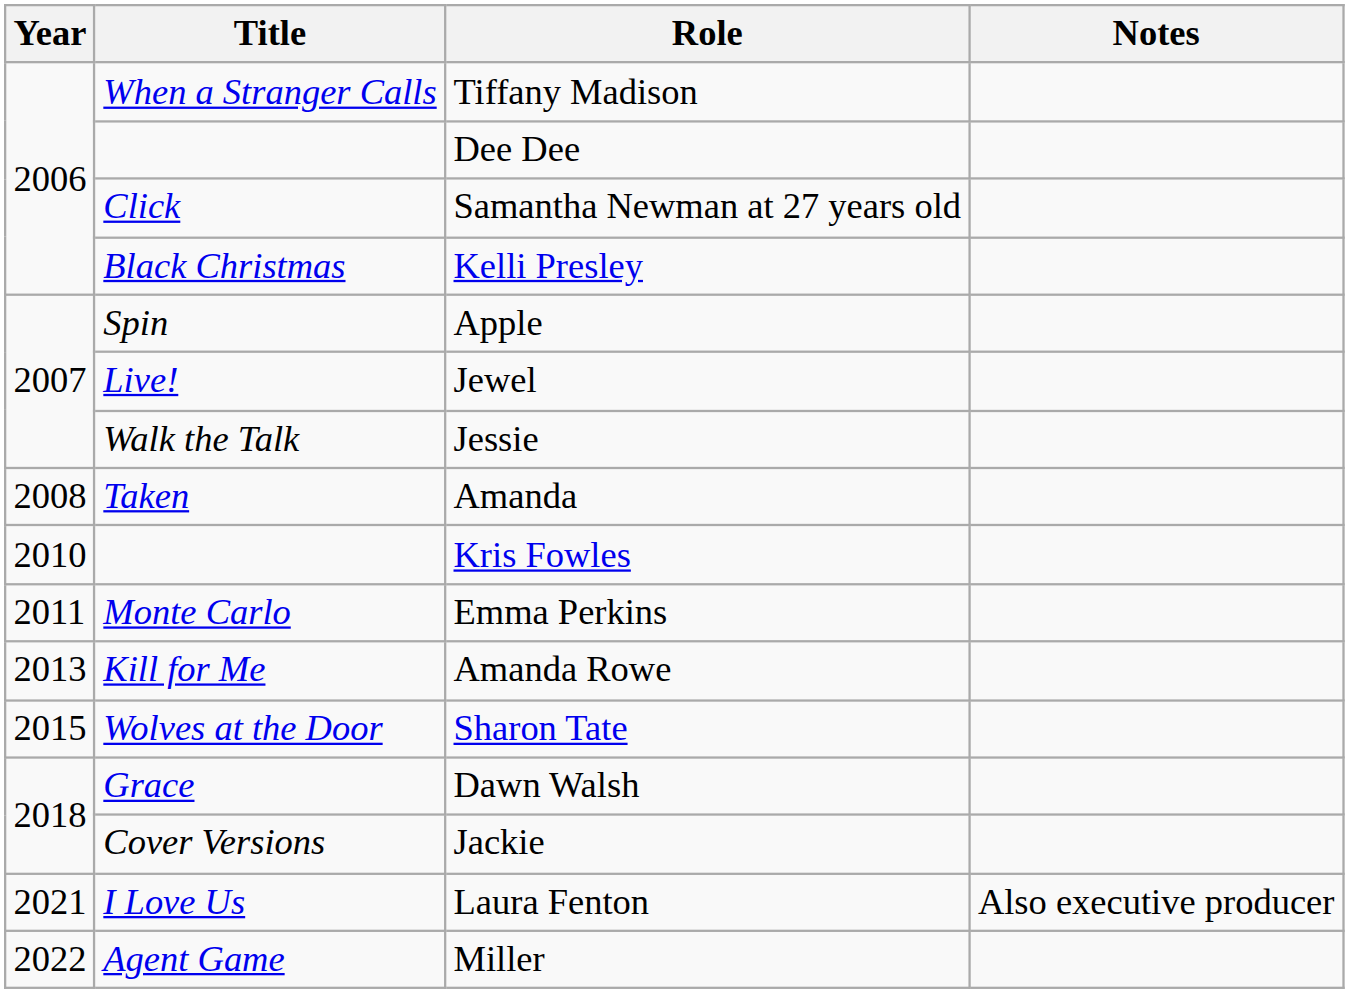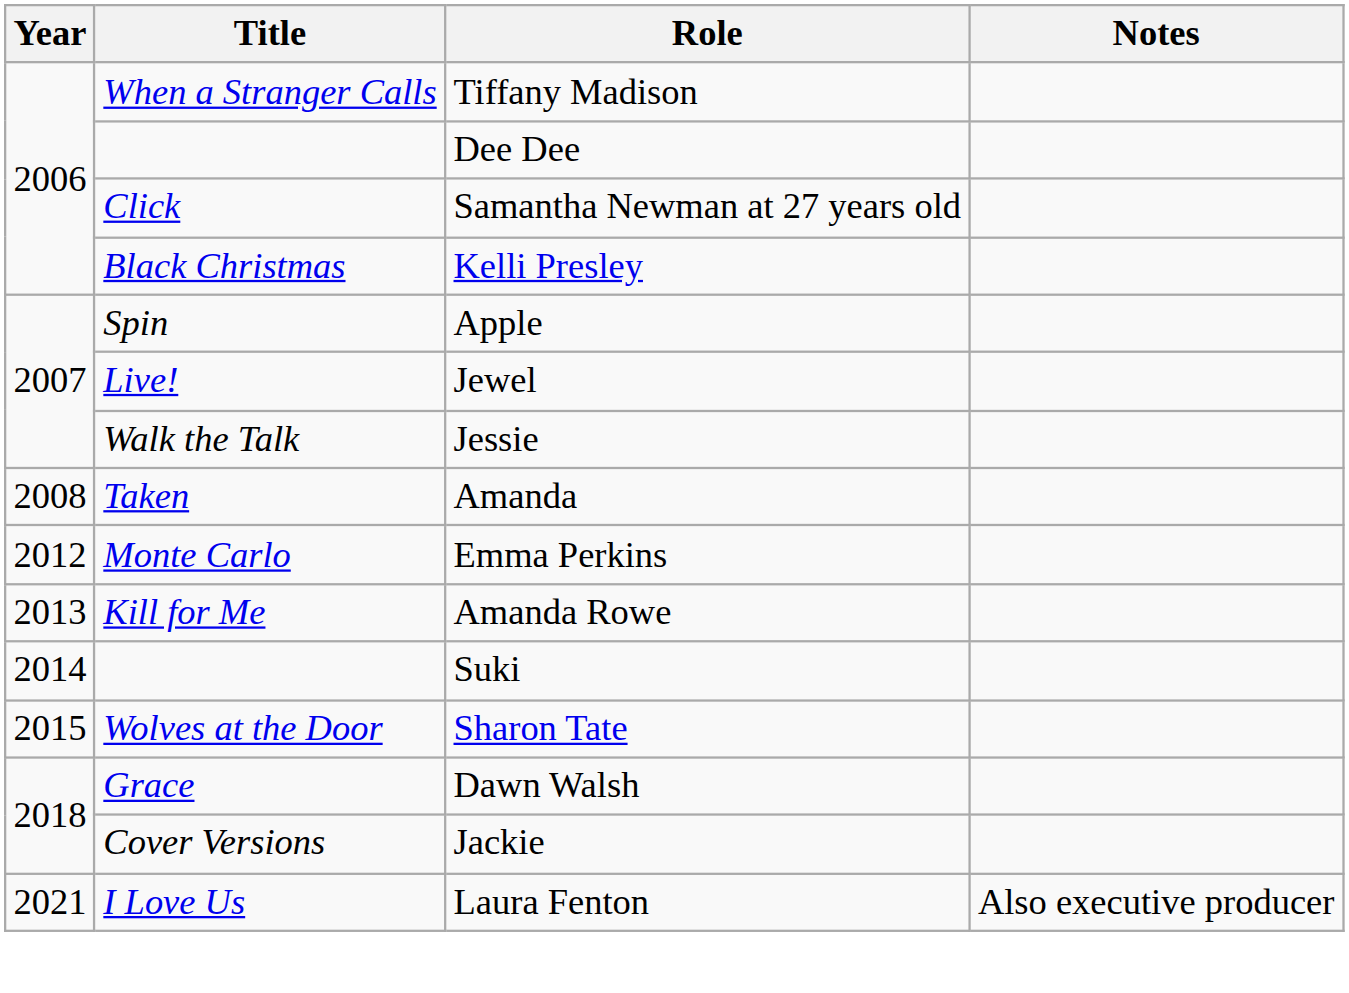- row: (542, 554)
(49, 611) 2011 -> (50, 554) 2012
+ row: (487, 669)
- row: (499, 959)
